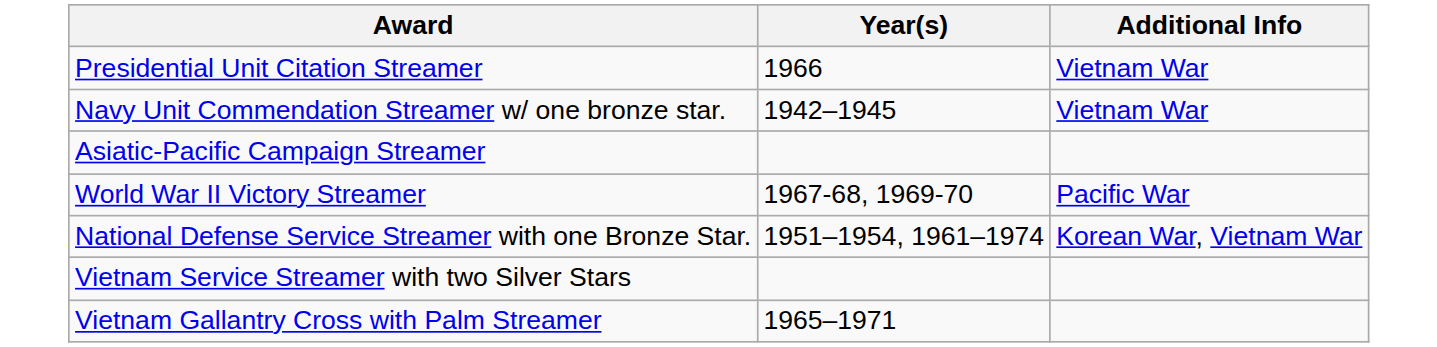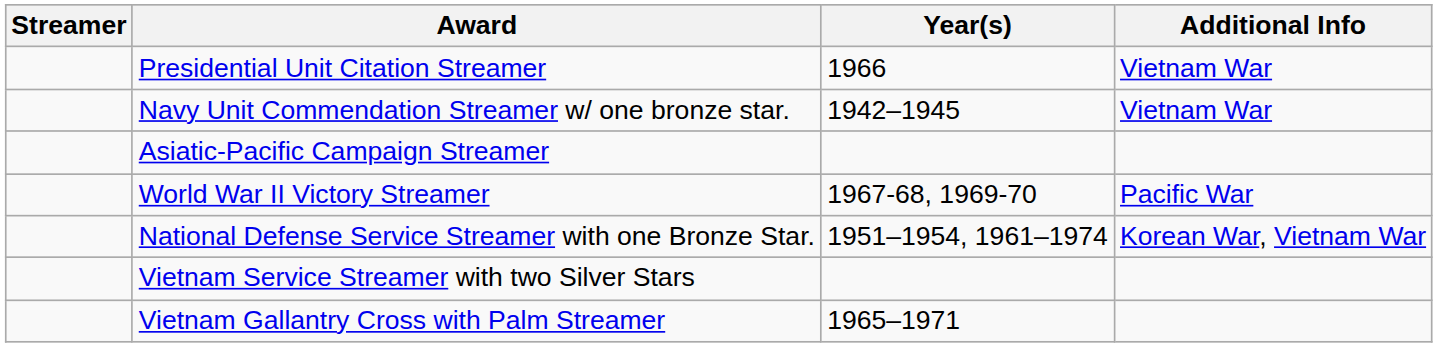+ column: (69, 25)
